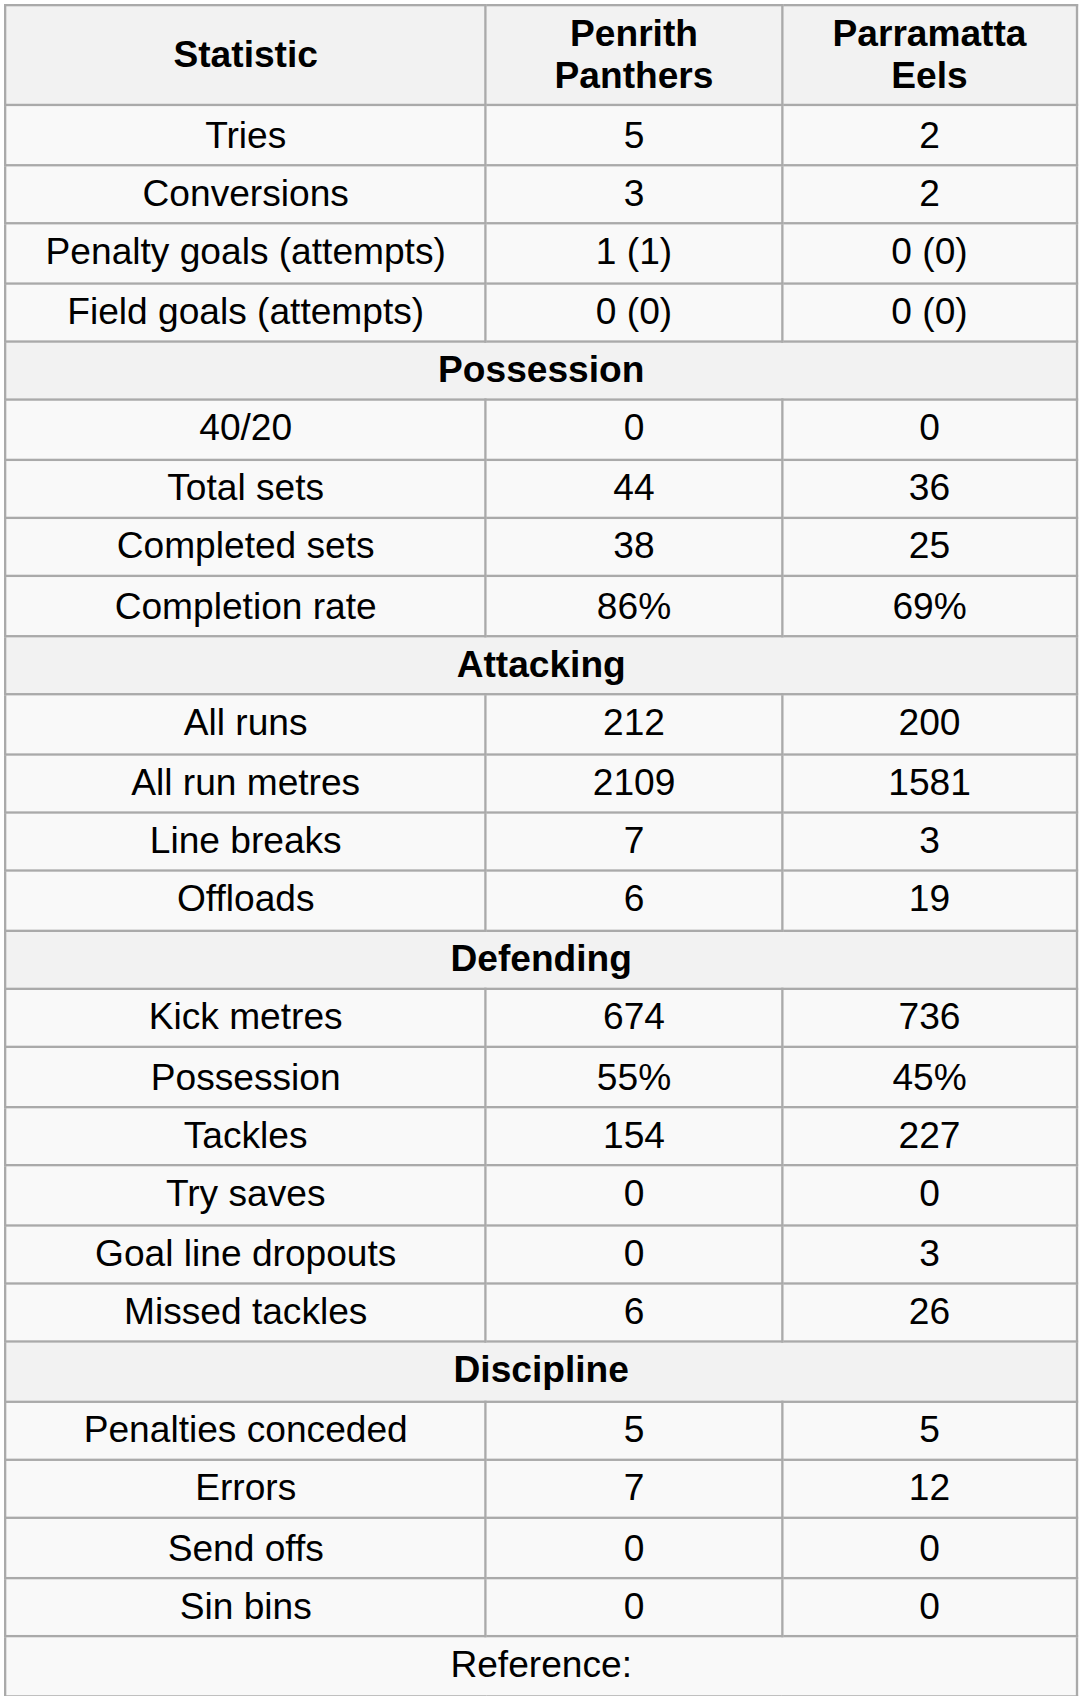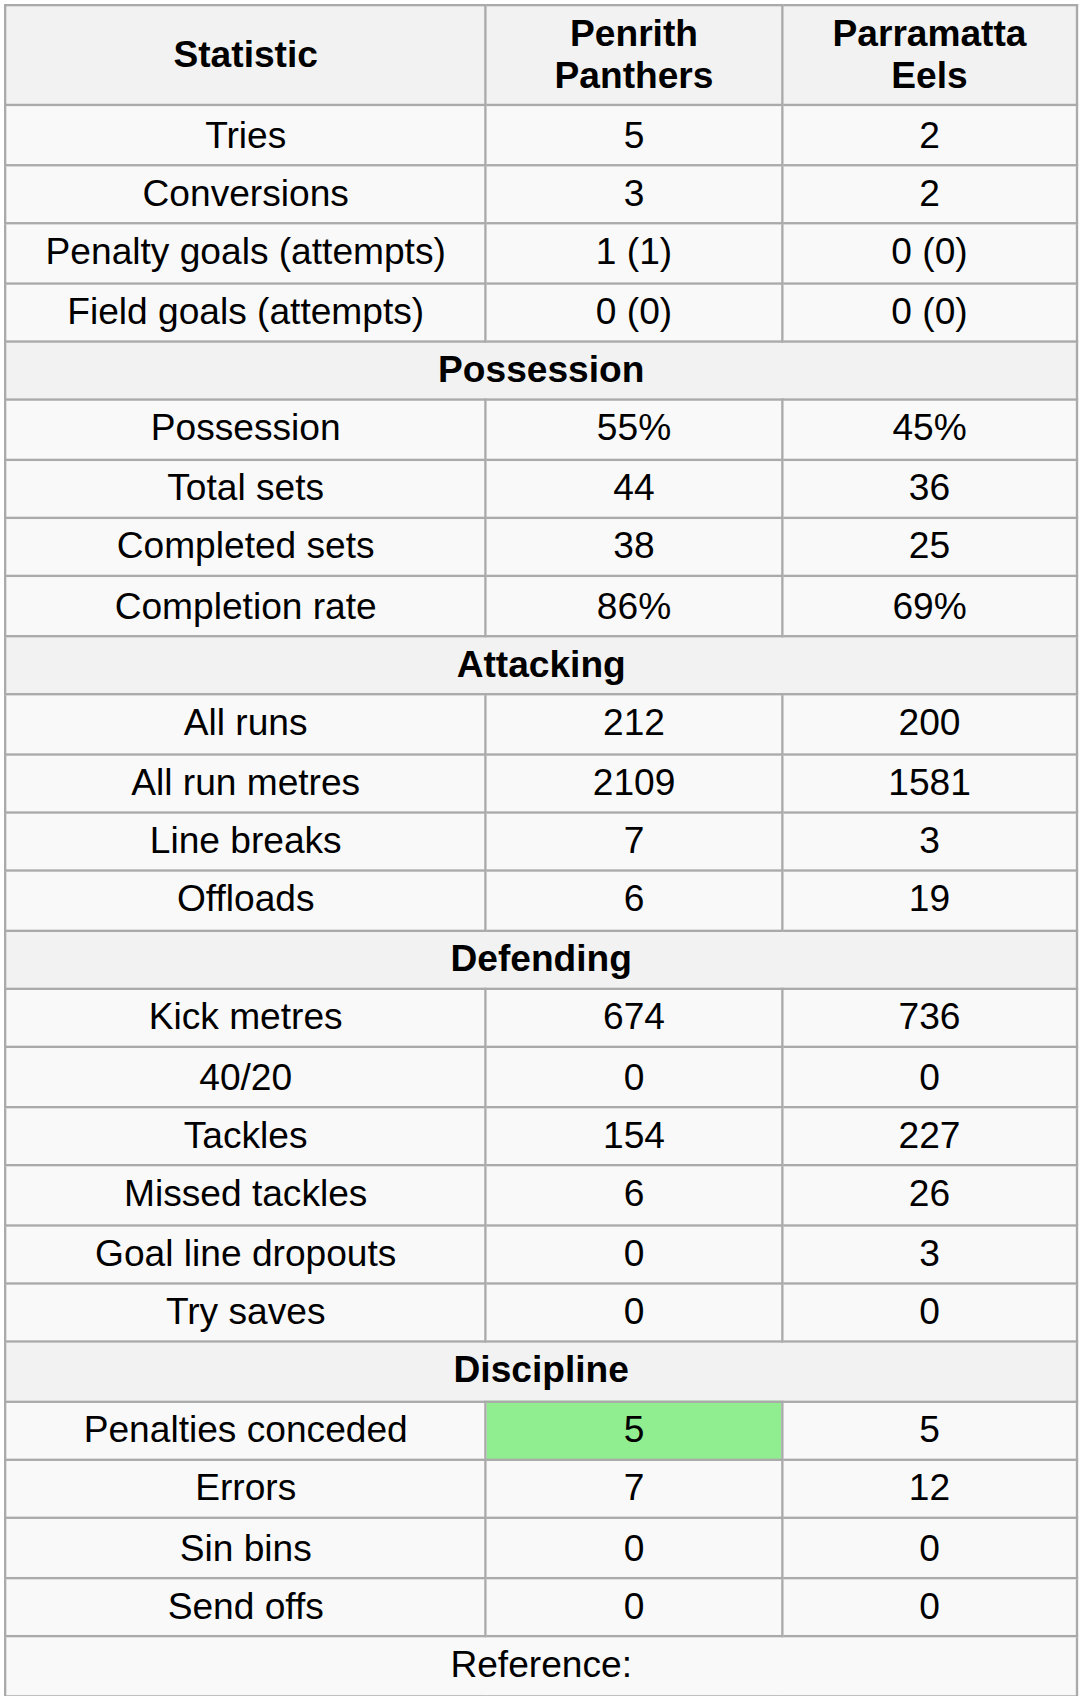rows swapped: (246, 1076) <-> (246, 428)
rows swapped: (246, 1311) <-> (246, 1194)
(634, 1429) no background -> (634, 1429) lightgreen background
rows swapped: (246, 1547) <-> (246, 1606)
